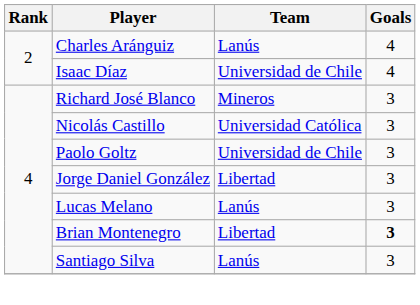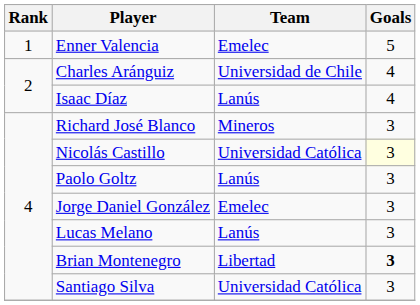+ row: (107, 44)
(239, 44) Lanús -> (290, 71) Universidad de Chile
(290, 71) Universidad de Chile -> (239, 98) Lanús
(391, 125) no background -> (391, 152) lightyellow background
(290, 152) Universidad de Chile -> (239, 179) Lanús
(247, 179) Libertad -> (243, 206) Emelec
(239, 260) Lanús -> (290, 286) Universidad Católica
